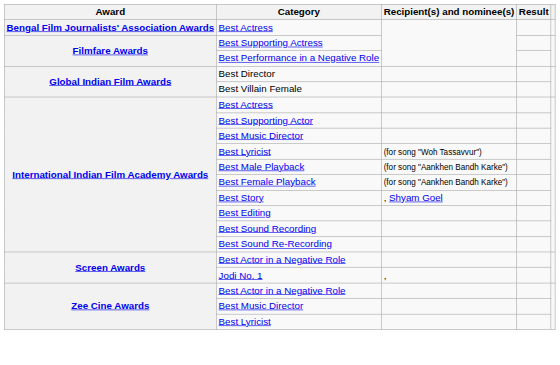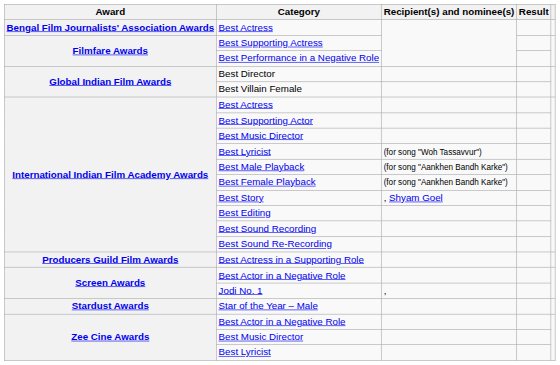+ row: (110, 259)
+ row: (110, 306)
